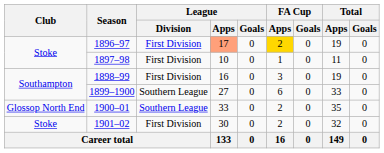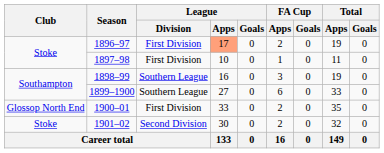(280, 44) gold background -> (280, 44) no background
(173, 76) First Division -> (173, 76) Southern League
(173, 108) Southern League -> (173, 108) First Division
(173, 124) First Division -> (173, 124) Second Division
